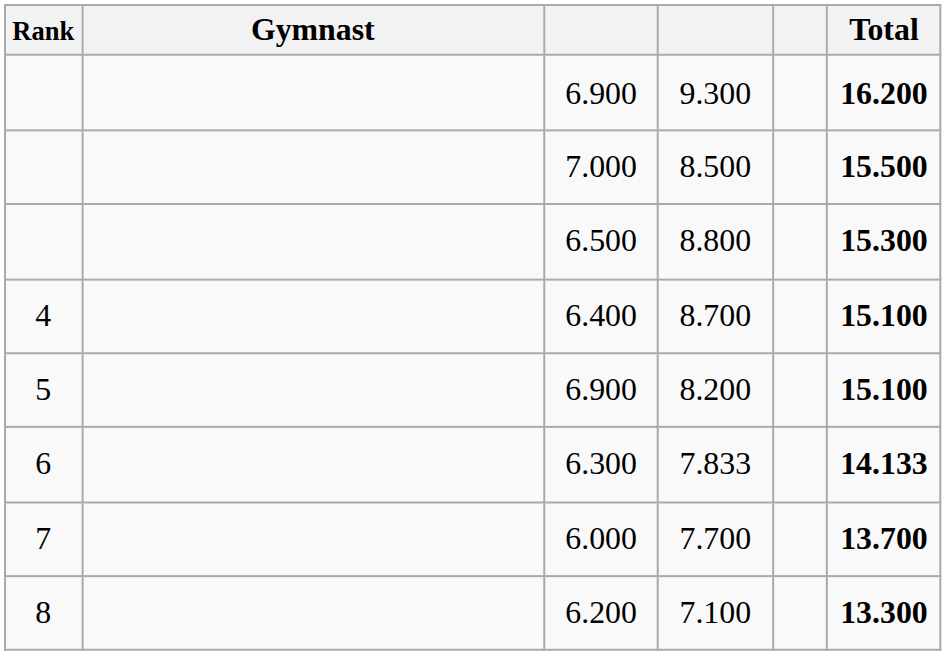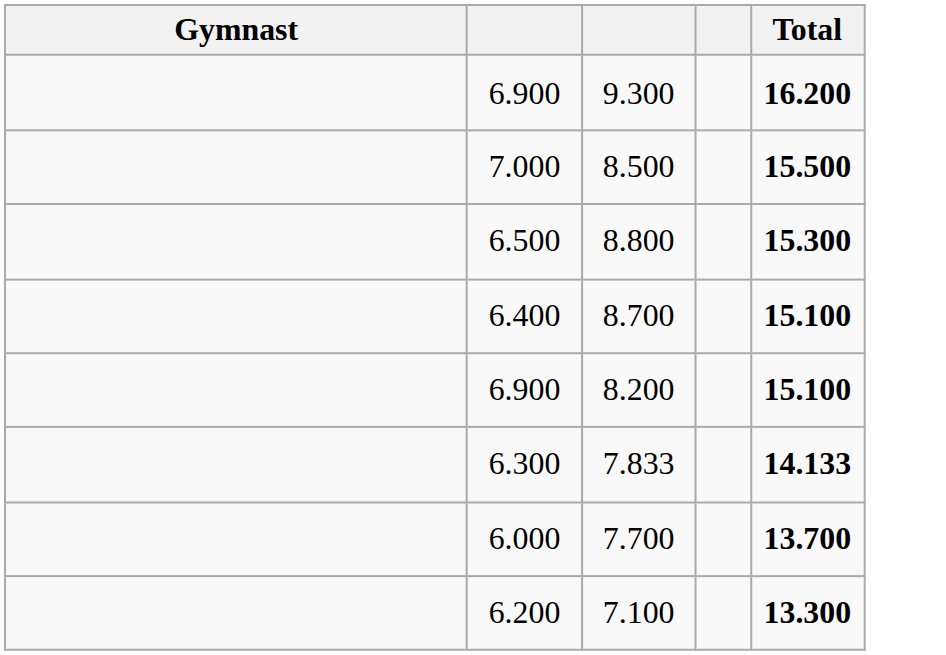- column: (43, 31)
